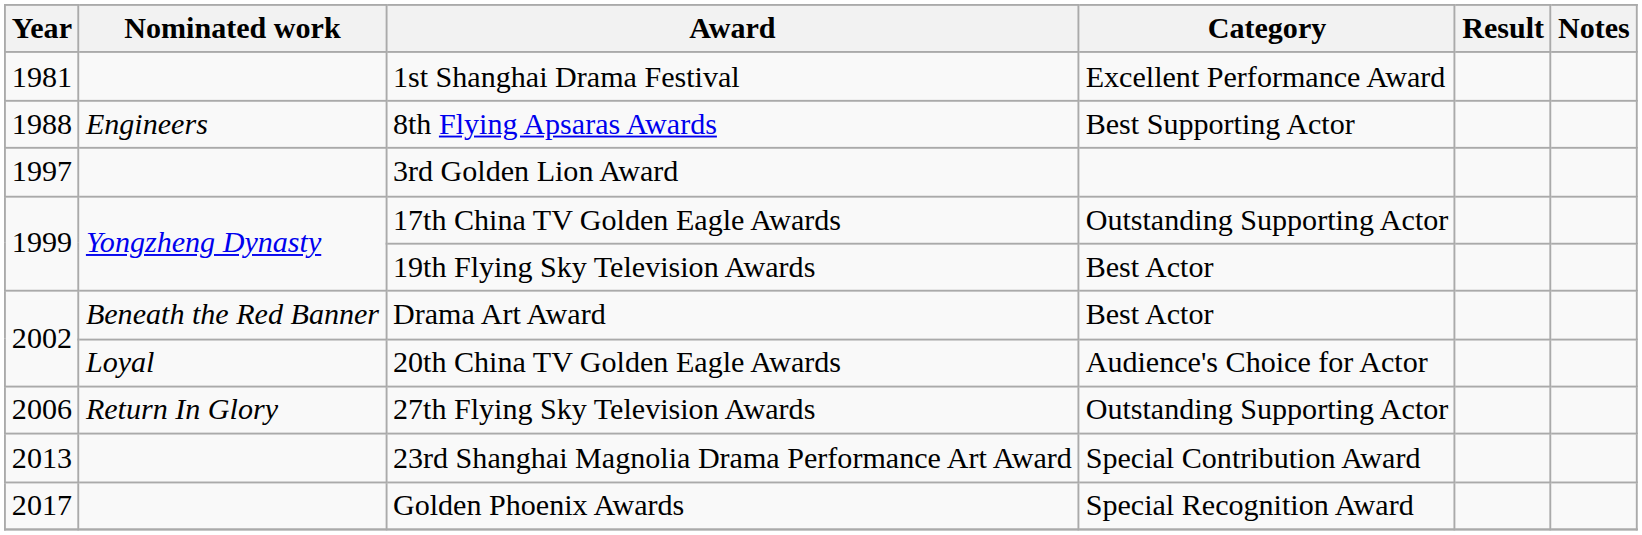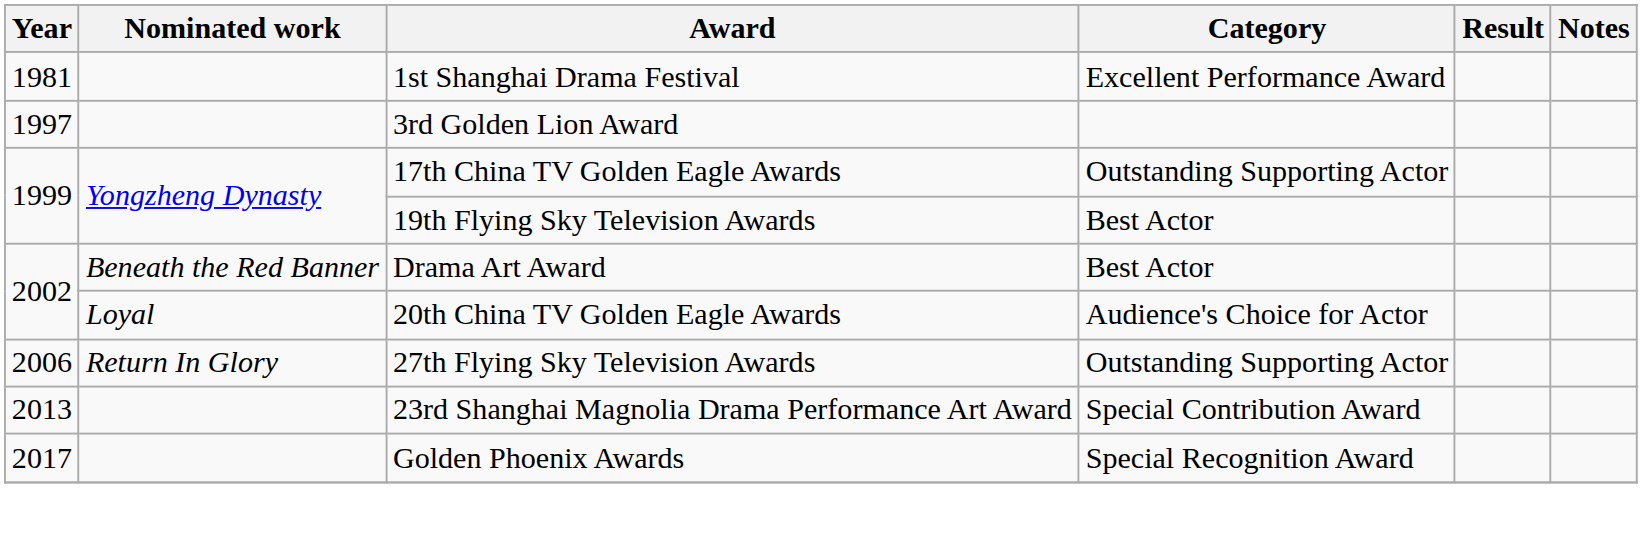- row: (555, 123)
